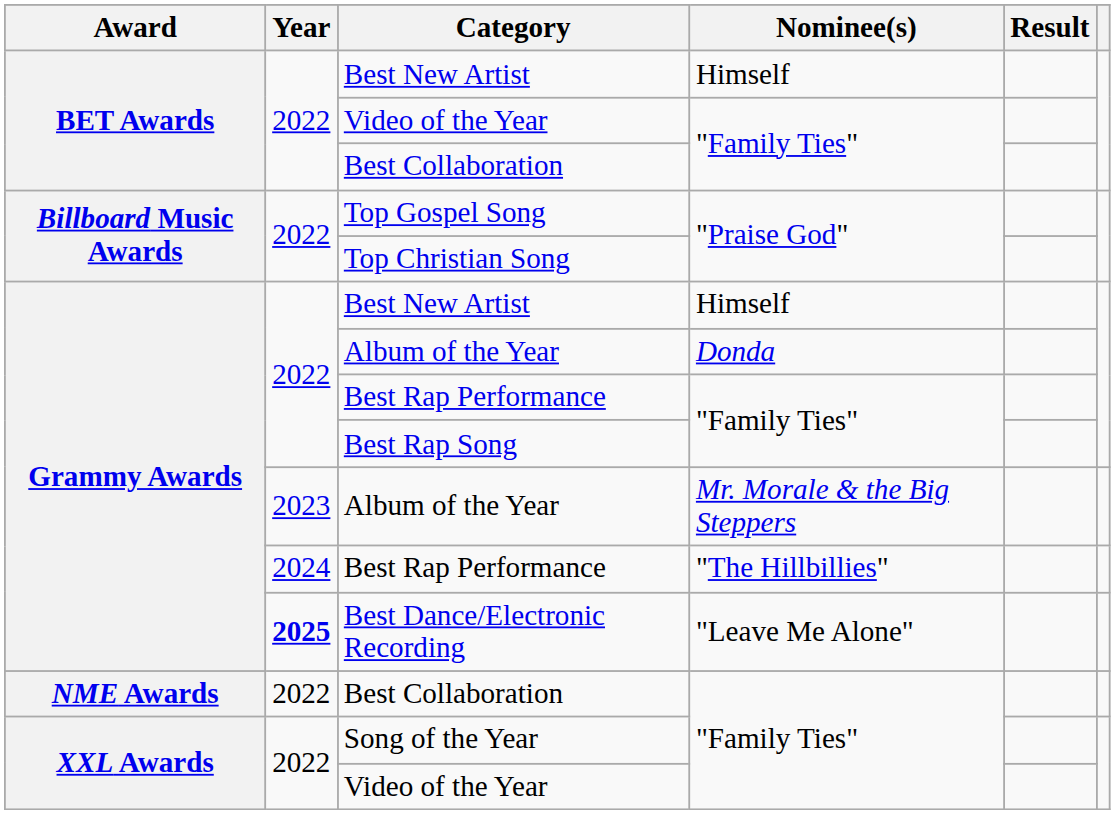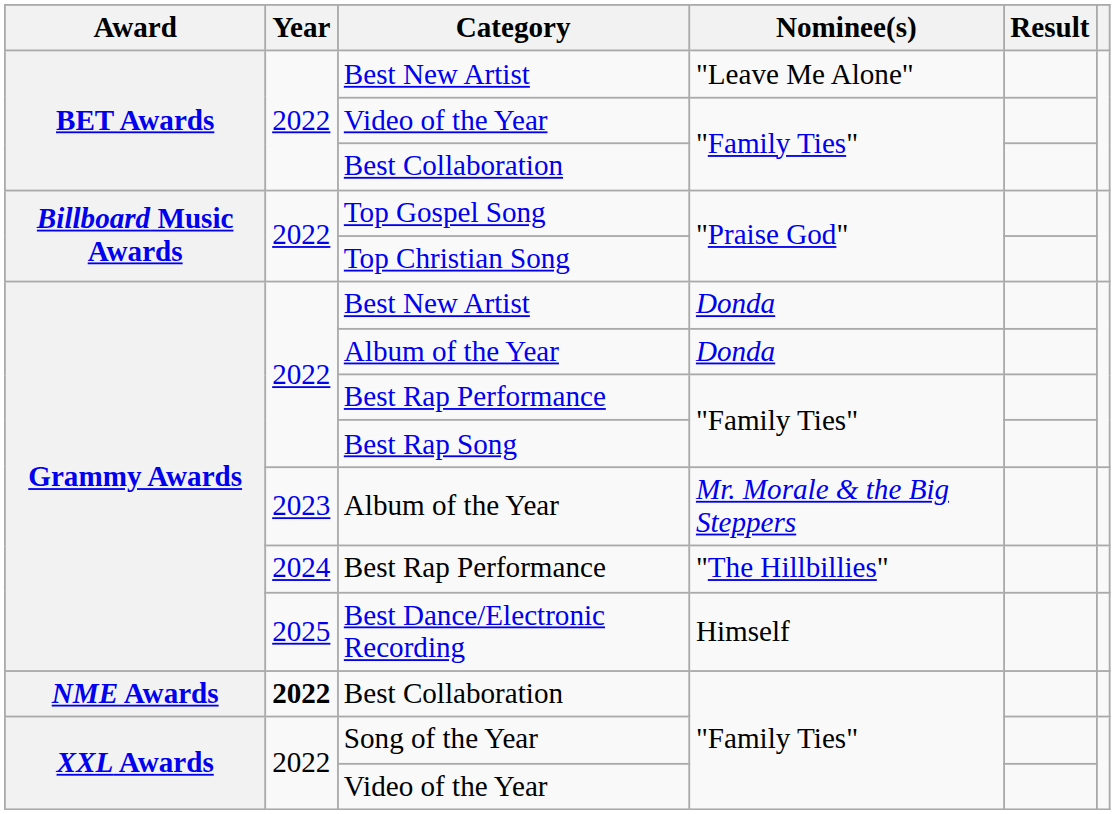(743, 73) Himself -> (805, 73) "Leave Me Alone"
(743, 304) Himself -> (736, 304) Donda
(301, 630) bold -> (301, 630) normal
(805, 630) "Leave Me Alone" -> (743, 630) Himself
(301, 693) normal -> (301, 693) bold
